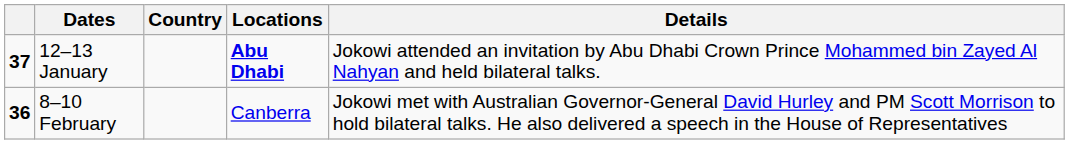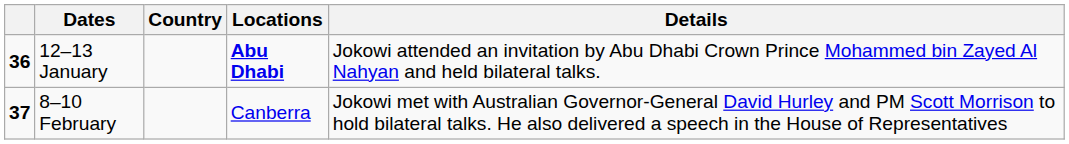(20, 60) 37 -> (20, 60) 36
(20, 113) 36 -> (20, 113) 37
